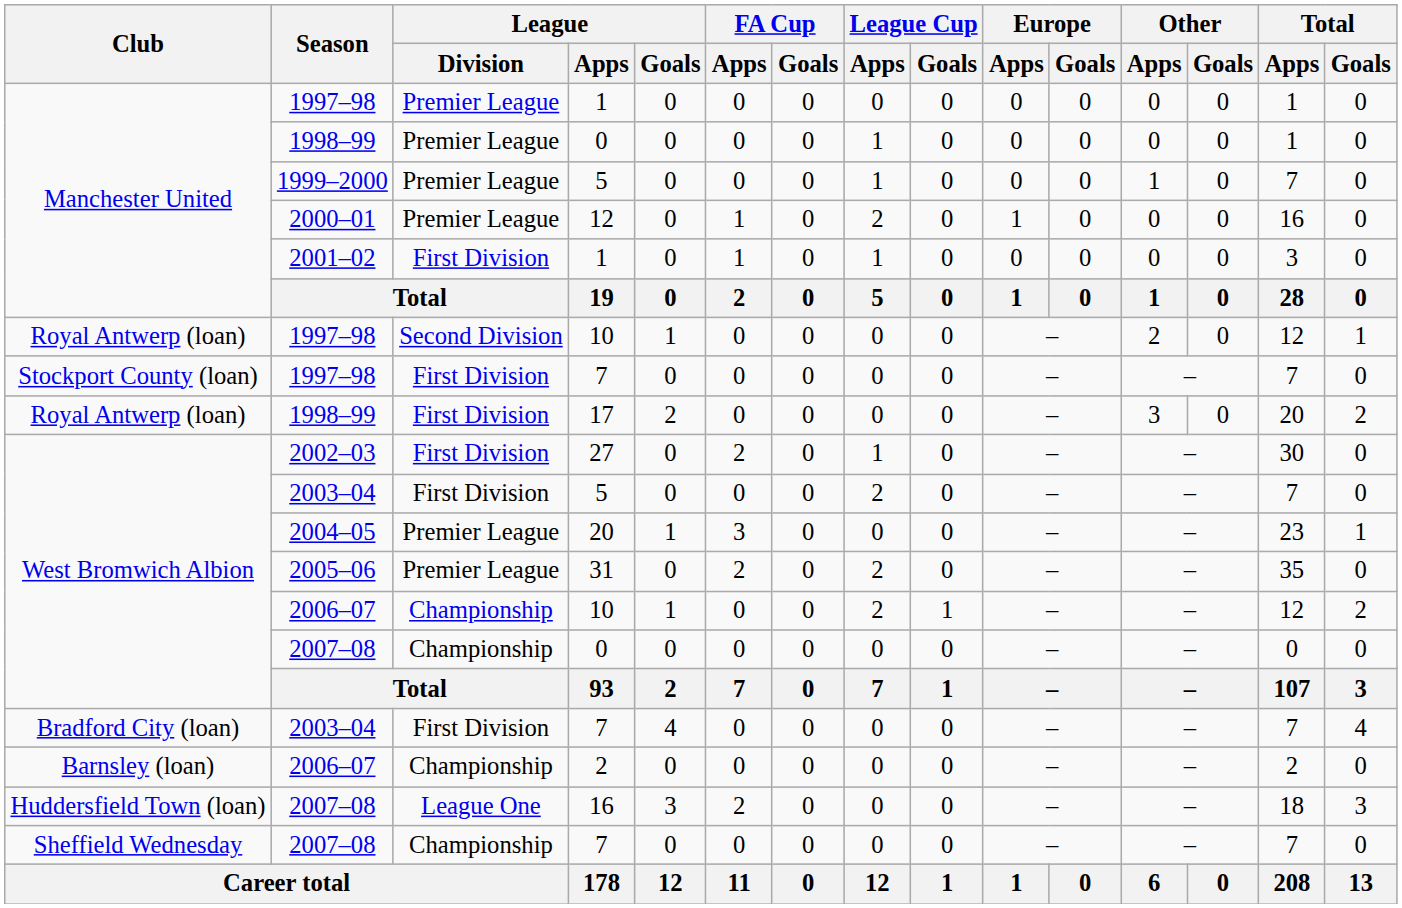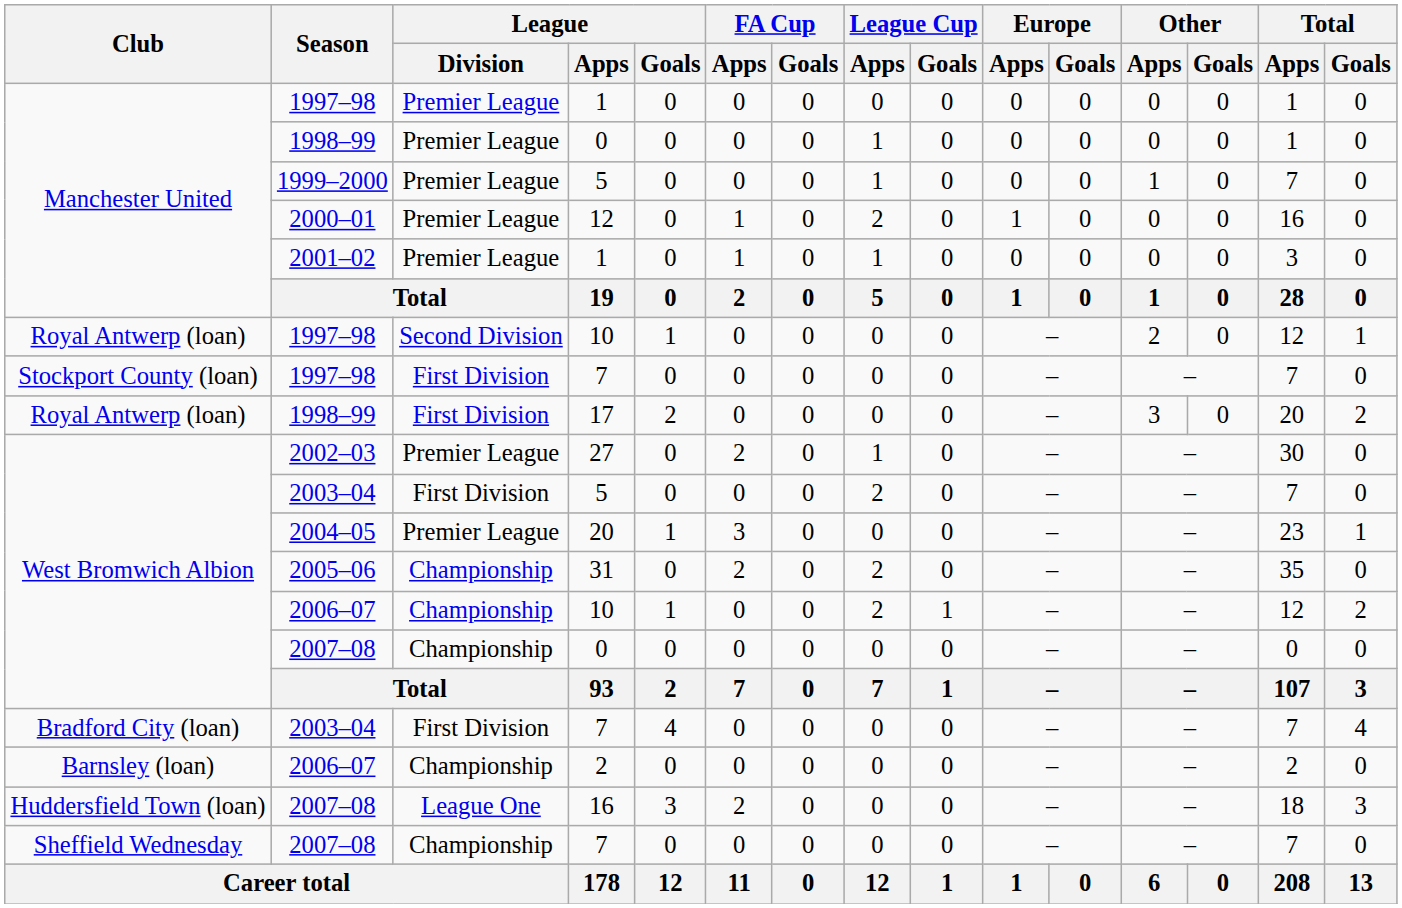(481, 258) First Division -> (481, 258) Premier League
(481, 453) First Division -> (481, 453) Premier League
(481, 571) Premier League -> (481, 571) Championship
